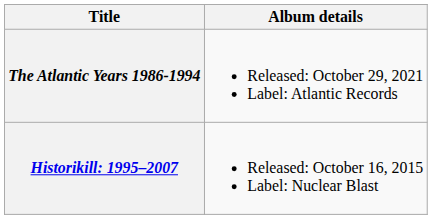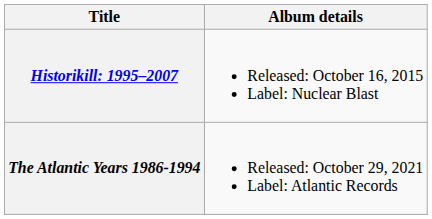rows swapped: (104, 168) <-> (104, 75)
